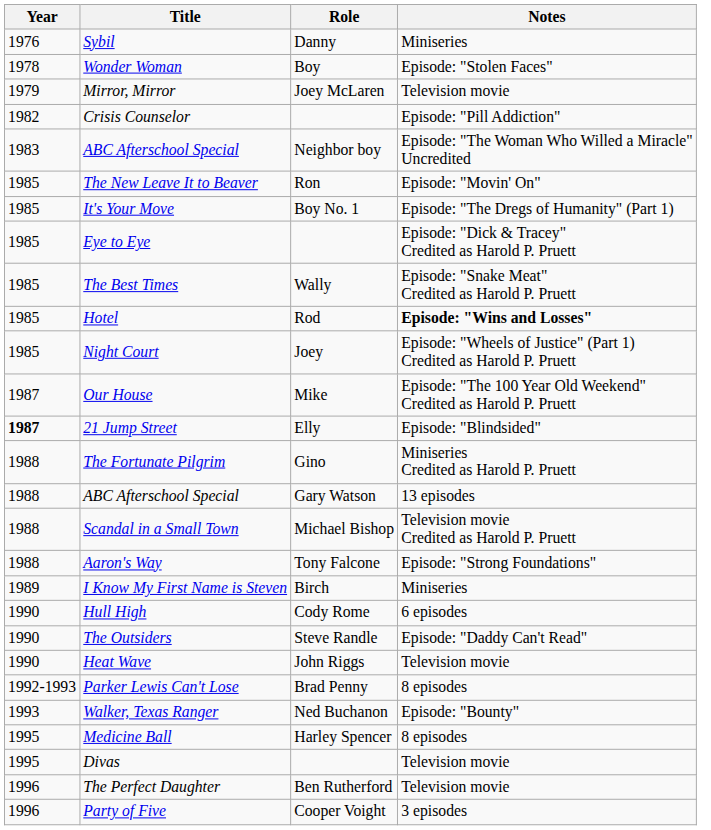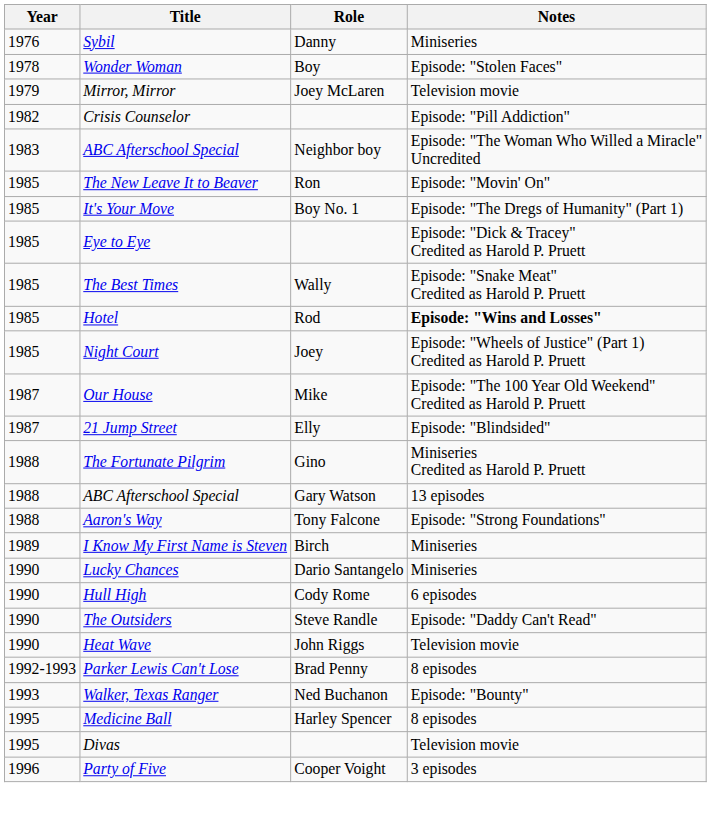(24, 428) bold -> (24, 428) normal
- row: (161, 529)
+ row: (131, 570)
- row: (152, 786)
